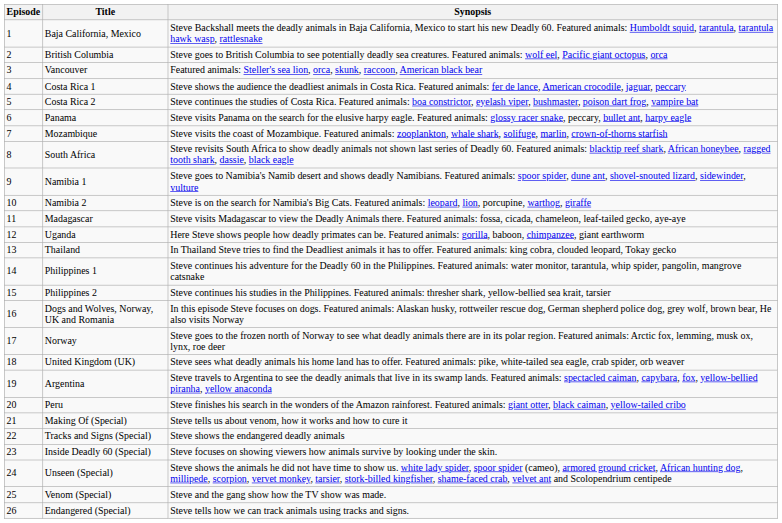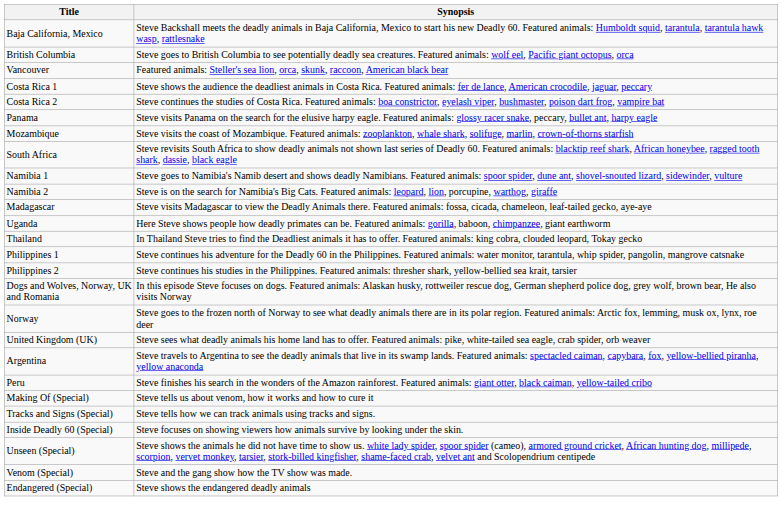- column: (23, 12)
(257, 436) Steve shows the endangered deadly animals -> (256, 414) Steve tells how we can track animals using tracks and signs.
(290, 510) Steve tells how we can track animals using tracks and signs. -> (223, 488) Steve shows the endangered deadly animals
